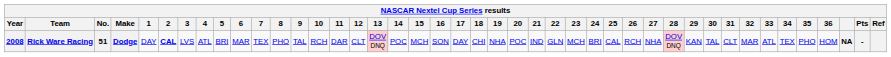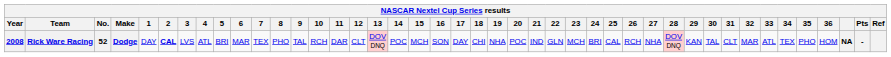(103, 41) 51 -> (103, 41) 52
